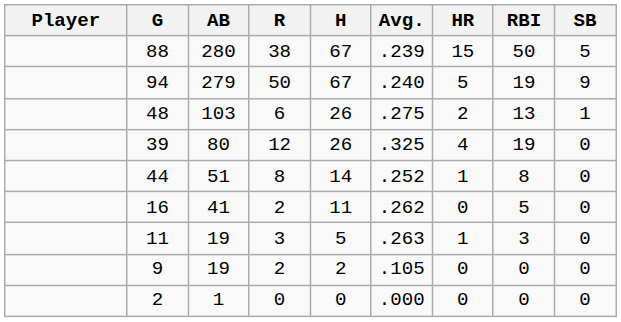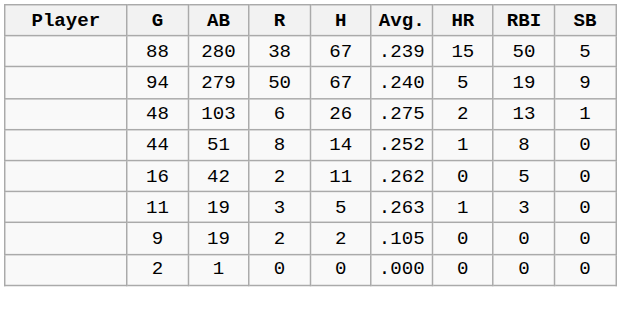- row: (157, 145)
(219, 207) 41 -> (219, 176) 42
